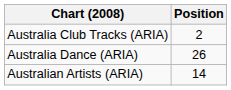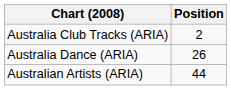(199, 74) 14 -> (199, 74) 44
